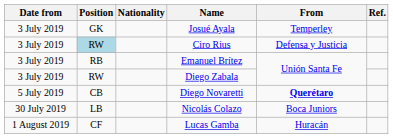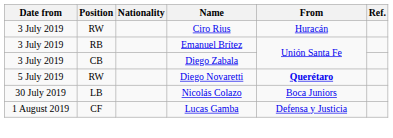- row: (212, 29)
(96, 45) lightblue background -> (96, 29) no background
(311, 45) Defensa y Justicia -> (311, 29) Huracán
(96, 77) RW -> (96, 61) CB
(96, 93) CB -> (96, 77) RW
(311, 126) Huracán -> (311, 109) Defensa y Justicia
